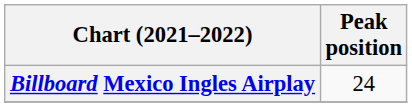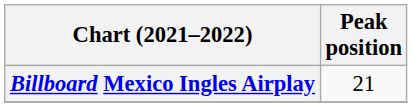(364, 83) 24 -> (364, 83) 21
